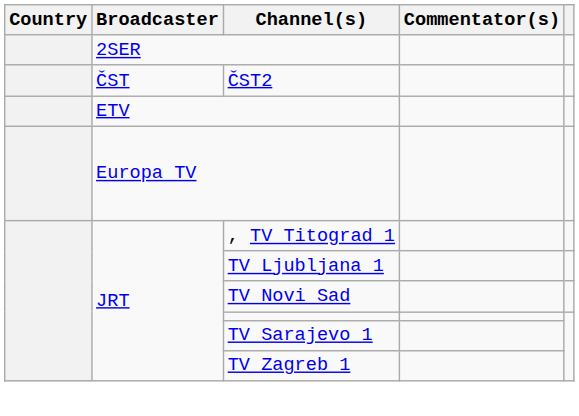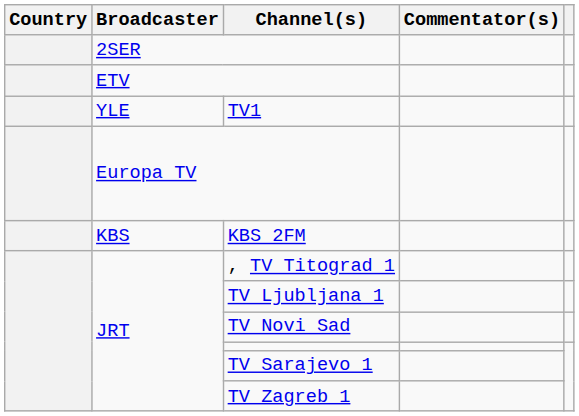- row: (250, 80)
+ row: (244, 111)
+ row: (267, 236)
